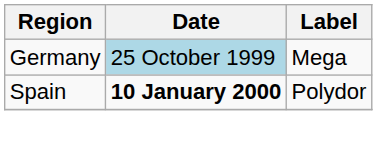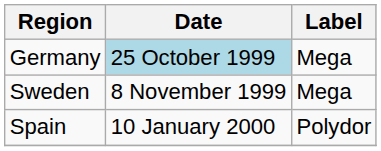+ row: (50, 92)
(196, 92) bold -> (193, 127) normal
